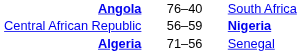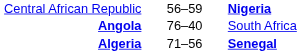rows swapped: (120, 8) <-> (73, 26)
(251, 44) normal -> (252, 44) bold
